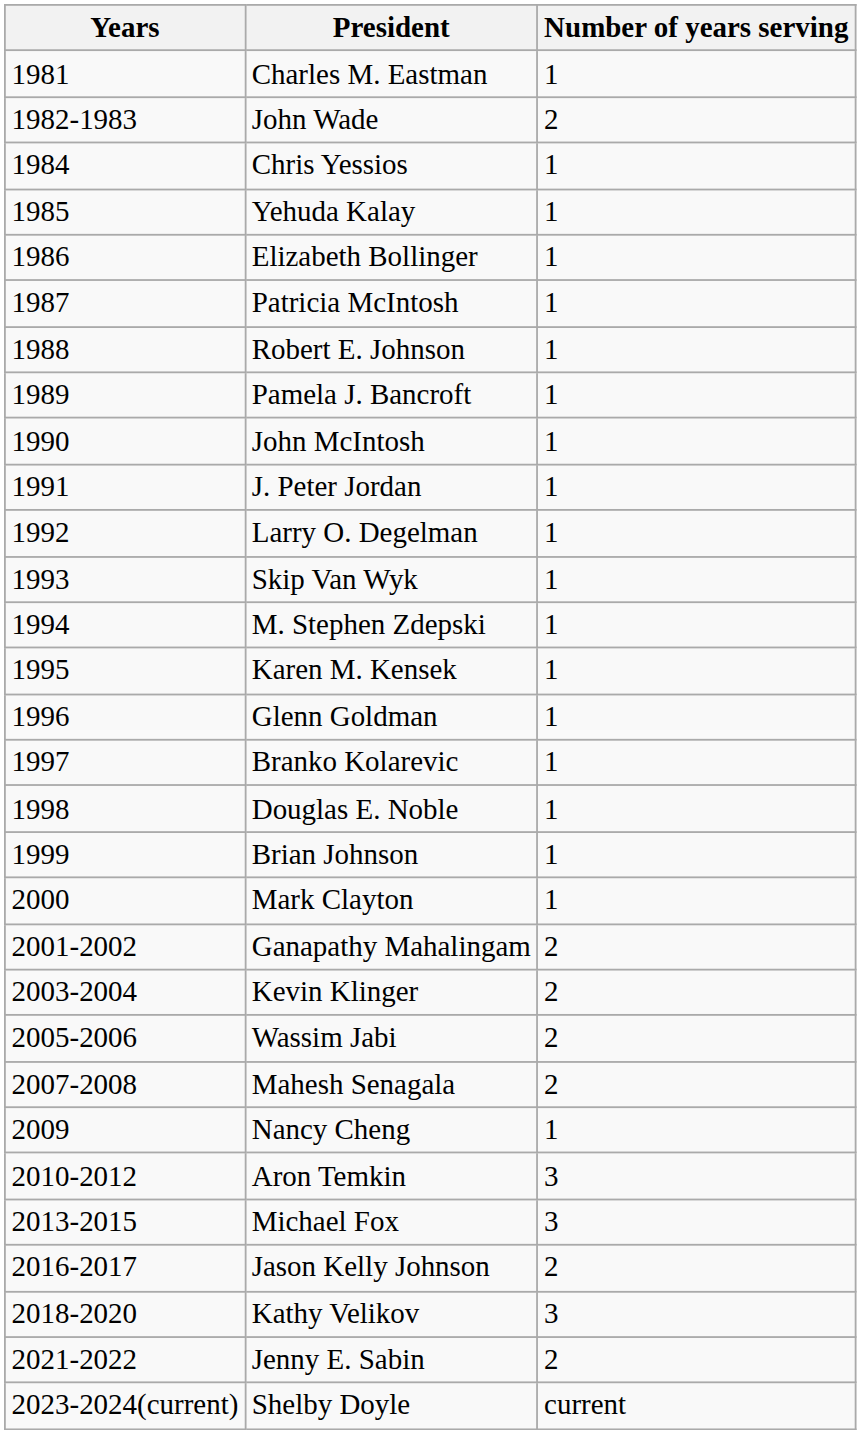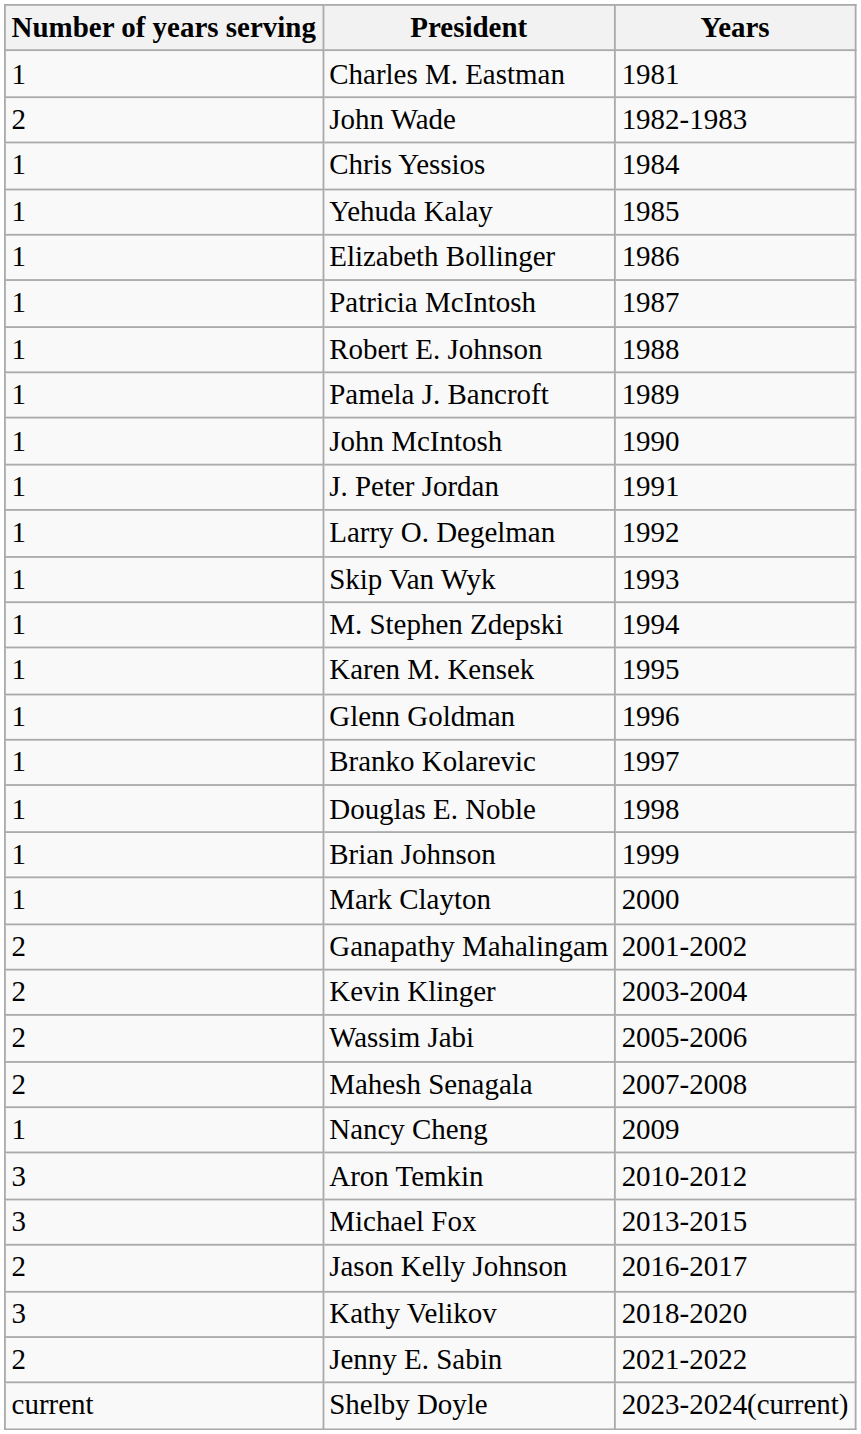columns swapped: (125, 27) <-> (696, 27)
